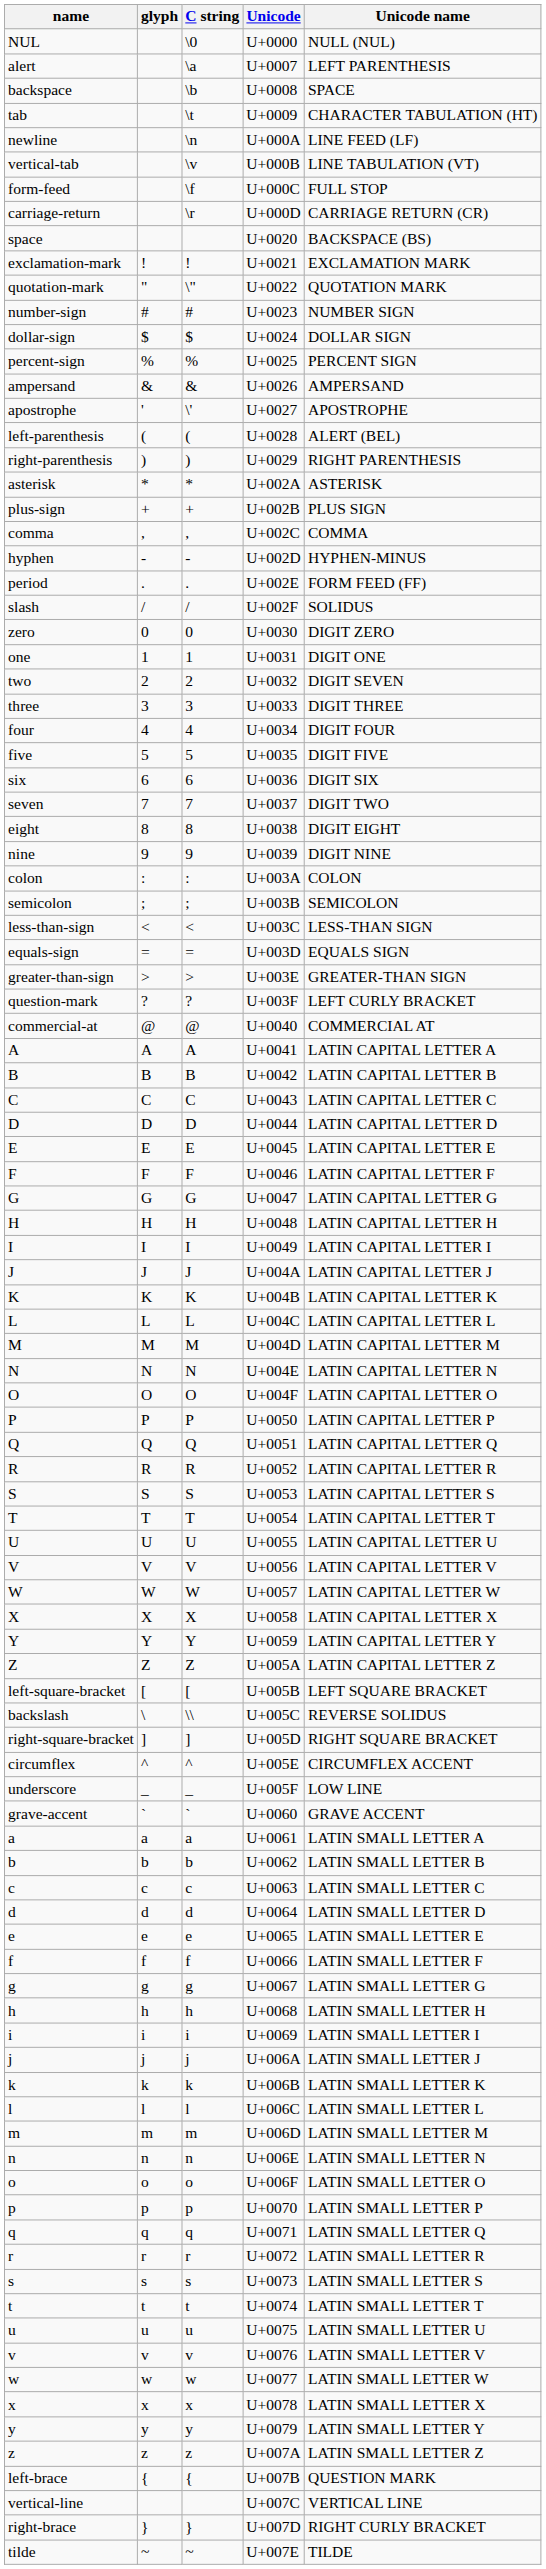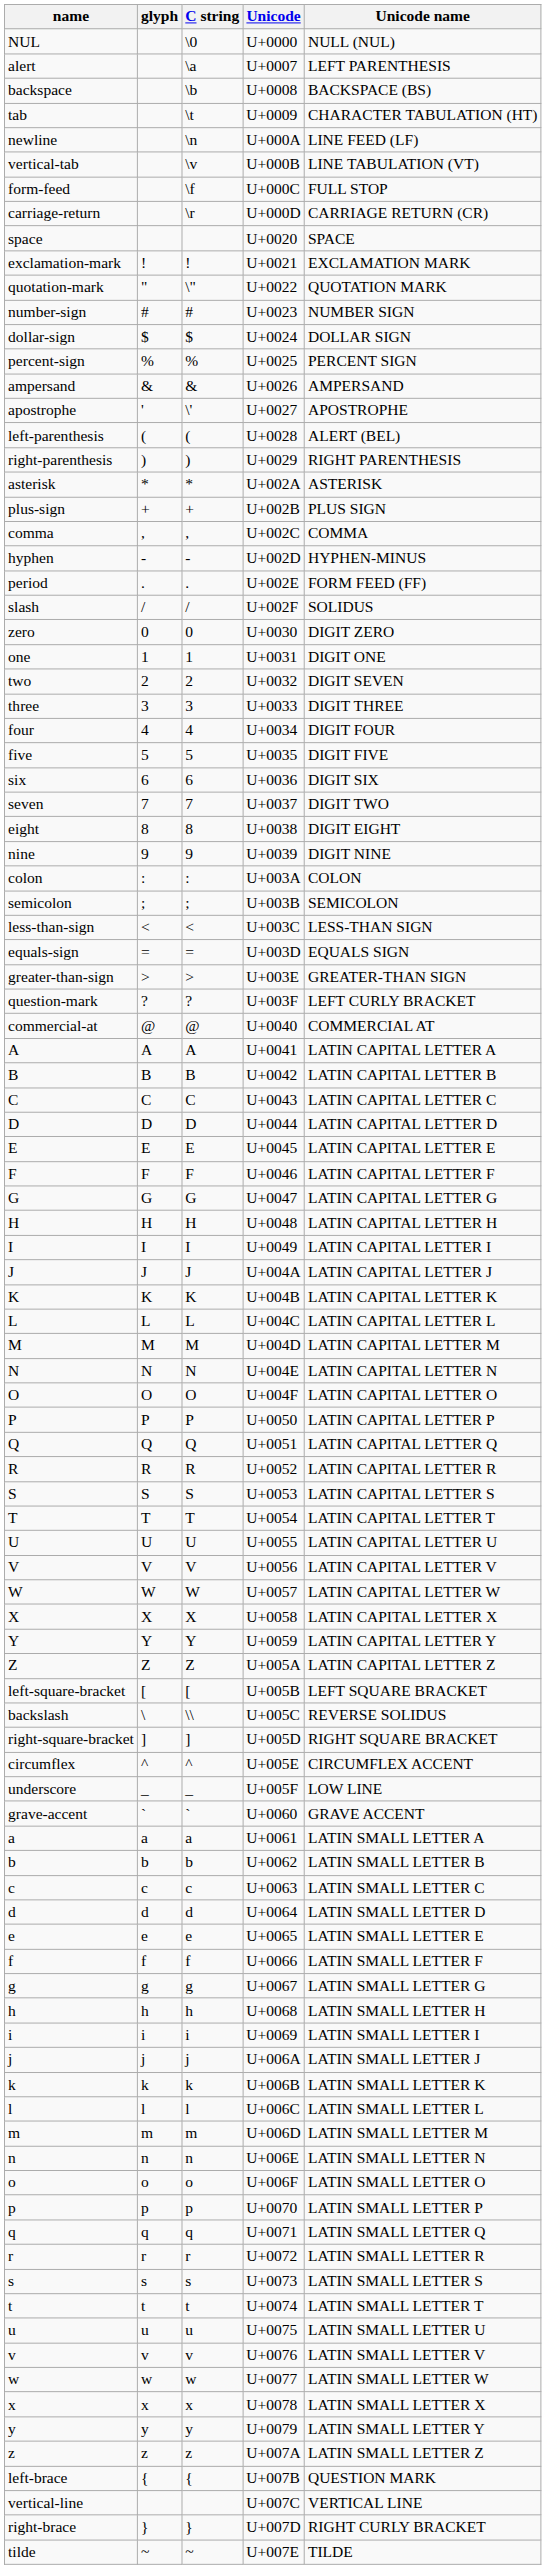(331, 90) SPACE -> (370, 90) BACKSPACE (BS)
(370, 238) BACKSPACE (BS) -> (331, 238) SPACE
